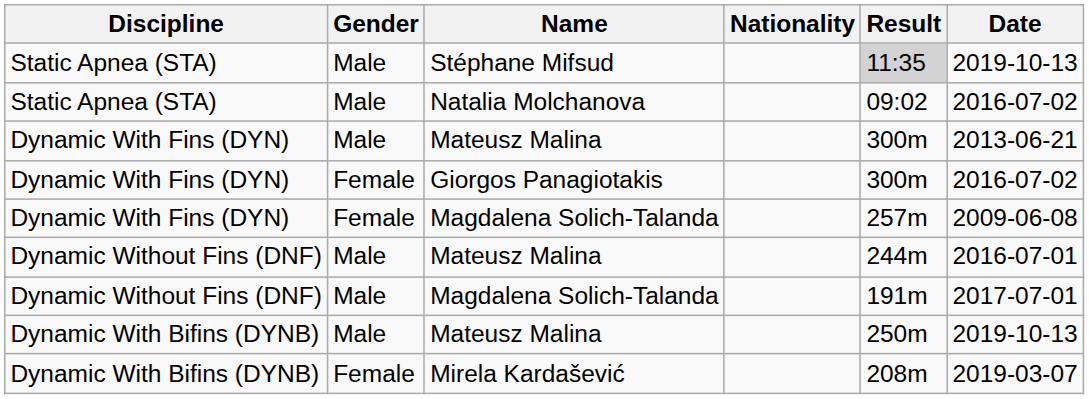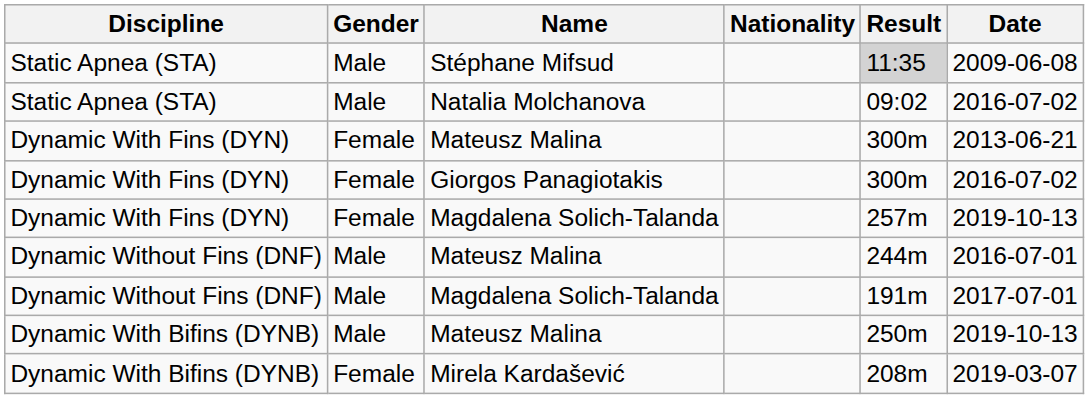(1015, 62) 2019-10-13 -> (1015, 62) 2009-06-08
(360, 140) Male -> (374, 140) Female
(1015, 218) 2009-06-08 -> (1015, 218) 2019-10-13
